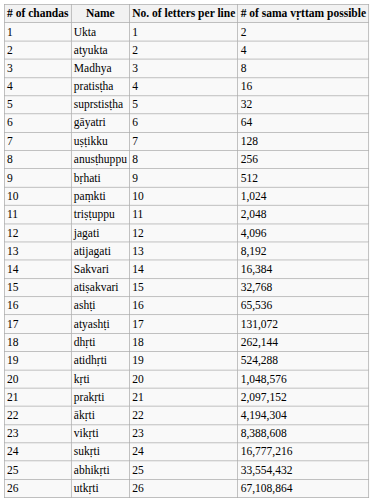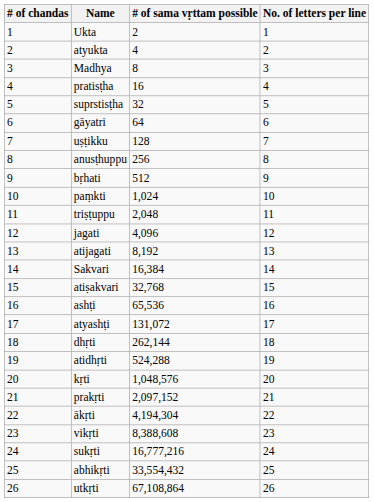columns swapped: (184, 13) <-> (303, 13)
